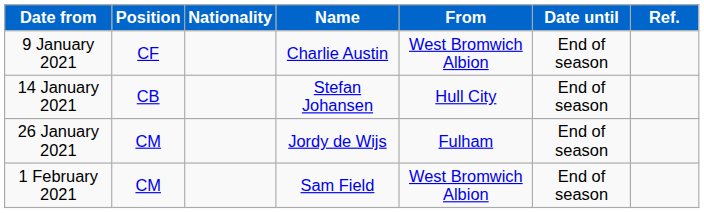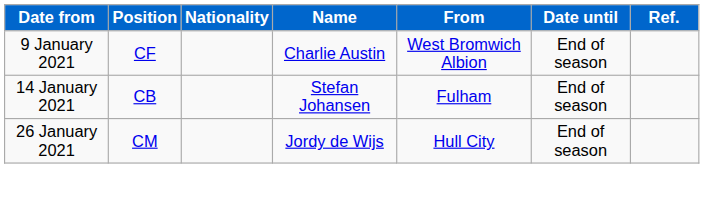(466, 97) Hull City -> (464, 97) Fulham
(466, 141) Fulham -> (464, 141) Hull City
- row: (58, 186)
